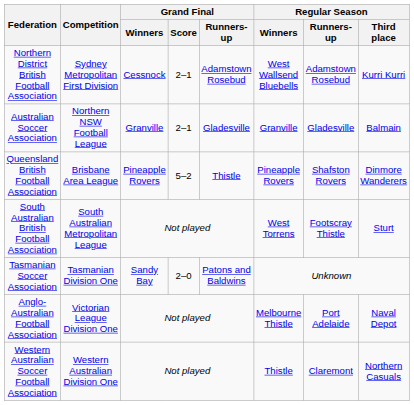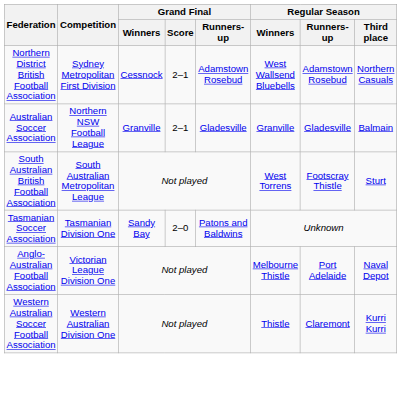(384, 74) Kurri Kurri -> (376, 74) Northern Casuals
- row: (32, 175)
(384, 371) Northern Casuals -> (376, 323) Kurri Kurri
